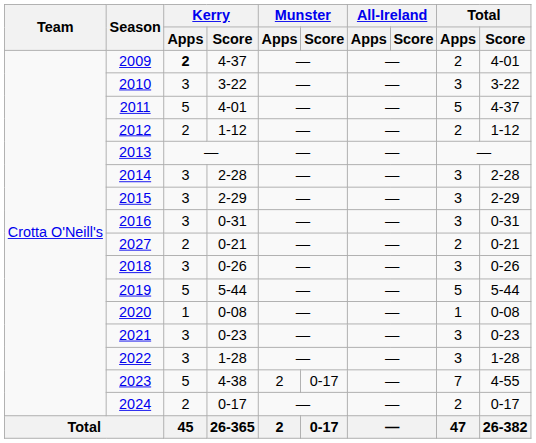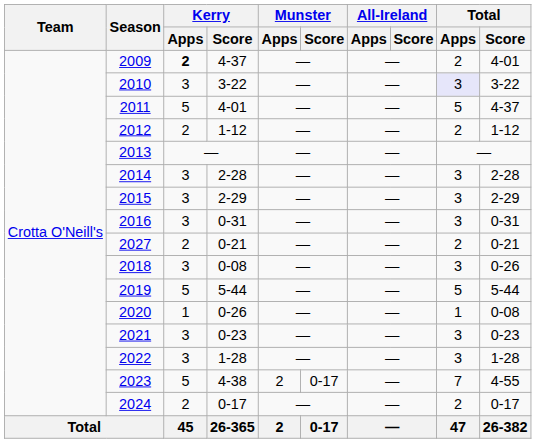(458, 84) no background -> (458, 84) lavender background
(232, 267) 0-26 -> (232, 267) 0-08
(232, 312) 0-08 -> (232, 312) 0-26
